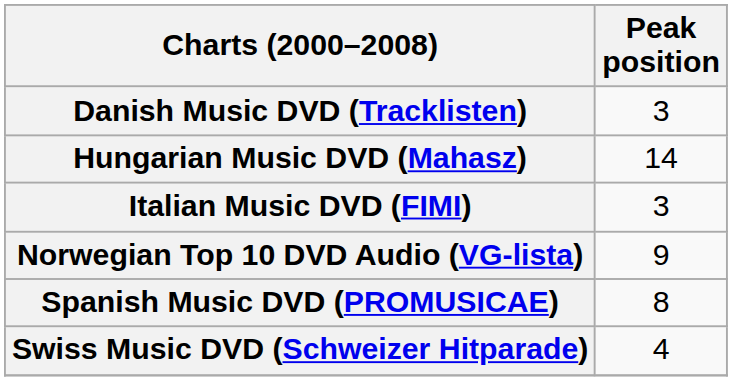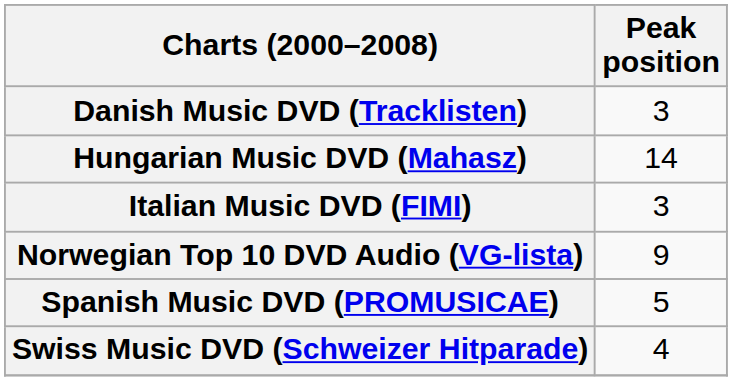(661, 302) 8 -> (661, 302) 5
